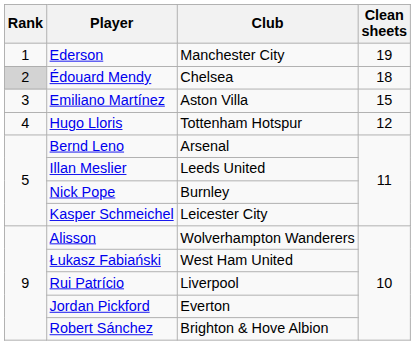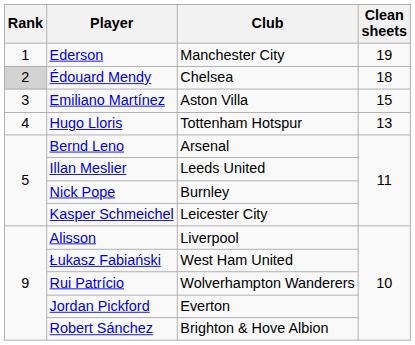(384, 123) 12 -> (384, 123) 13
(268, 237) Wolverhampton Wanderers -> (210, 237) Liverpool
(210, 283) Liverpool -> (268, 283) Wolverhampton Wanderers
